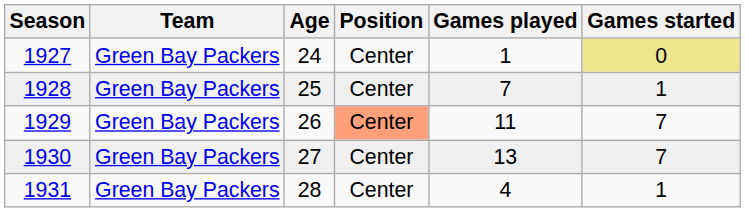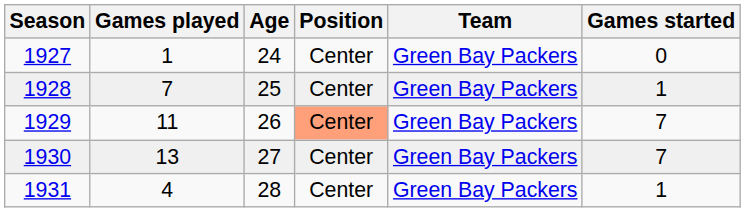columns swapped: (187, 21) <-> (505, 21)
(661, 55) khaki background -> (661, 55) no background
